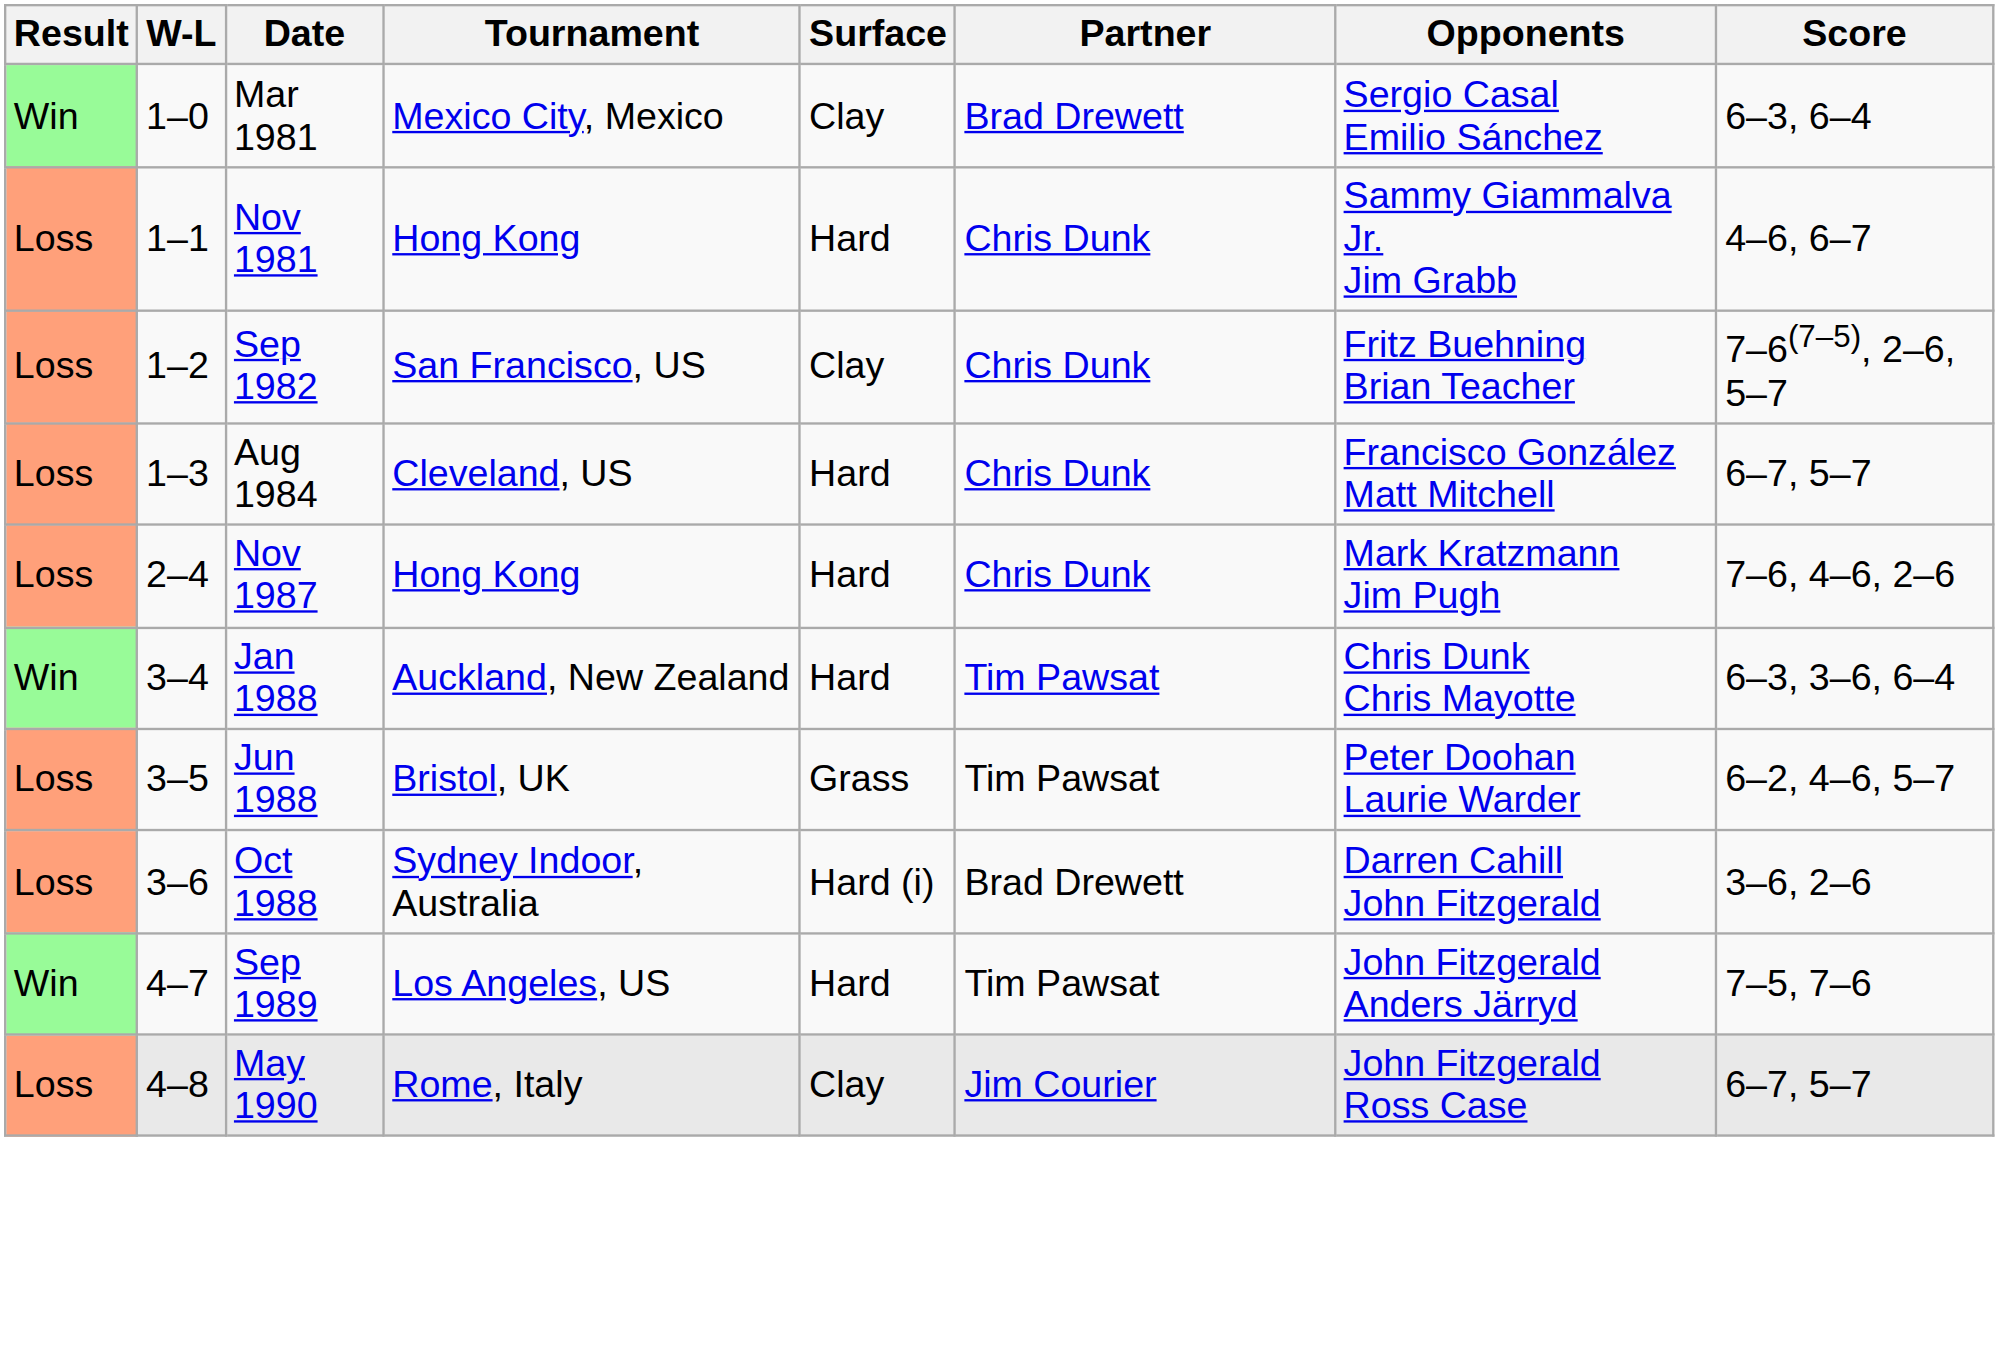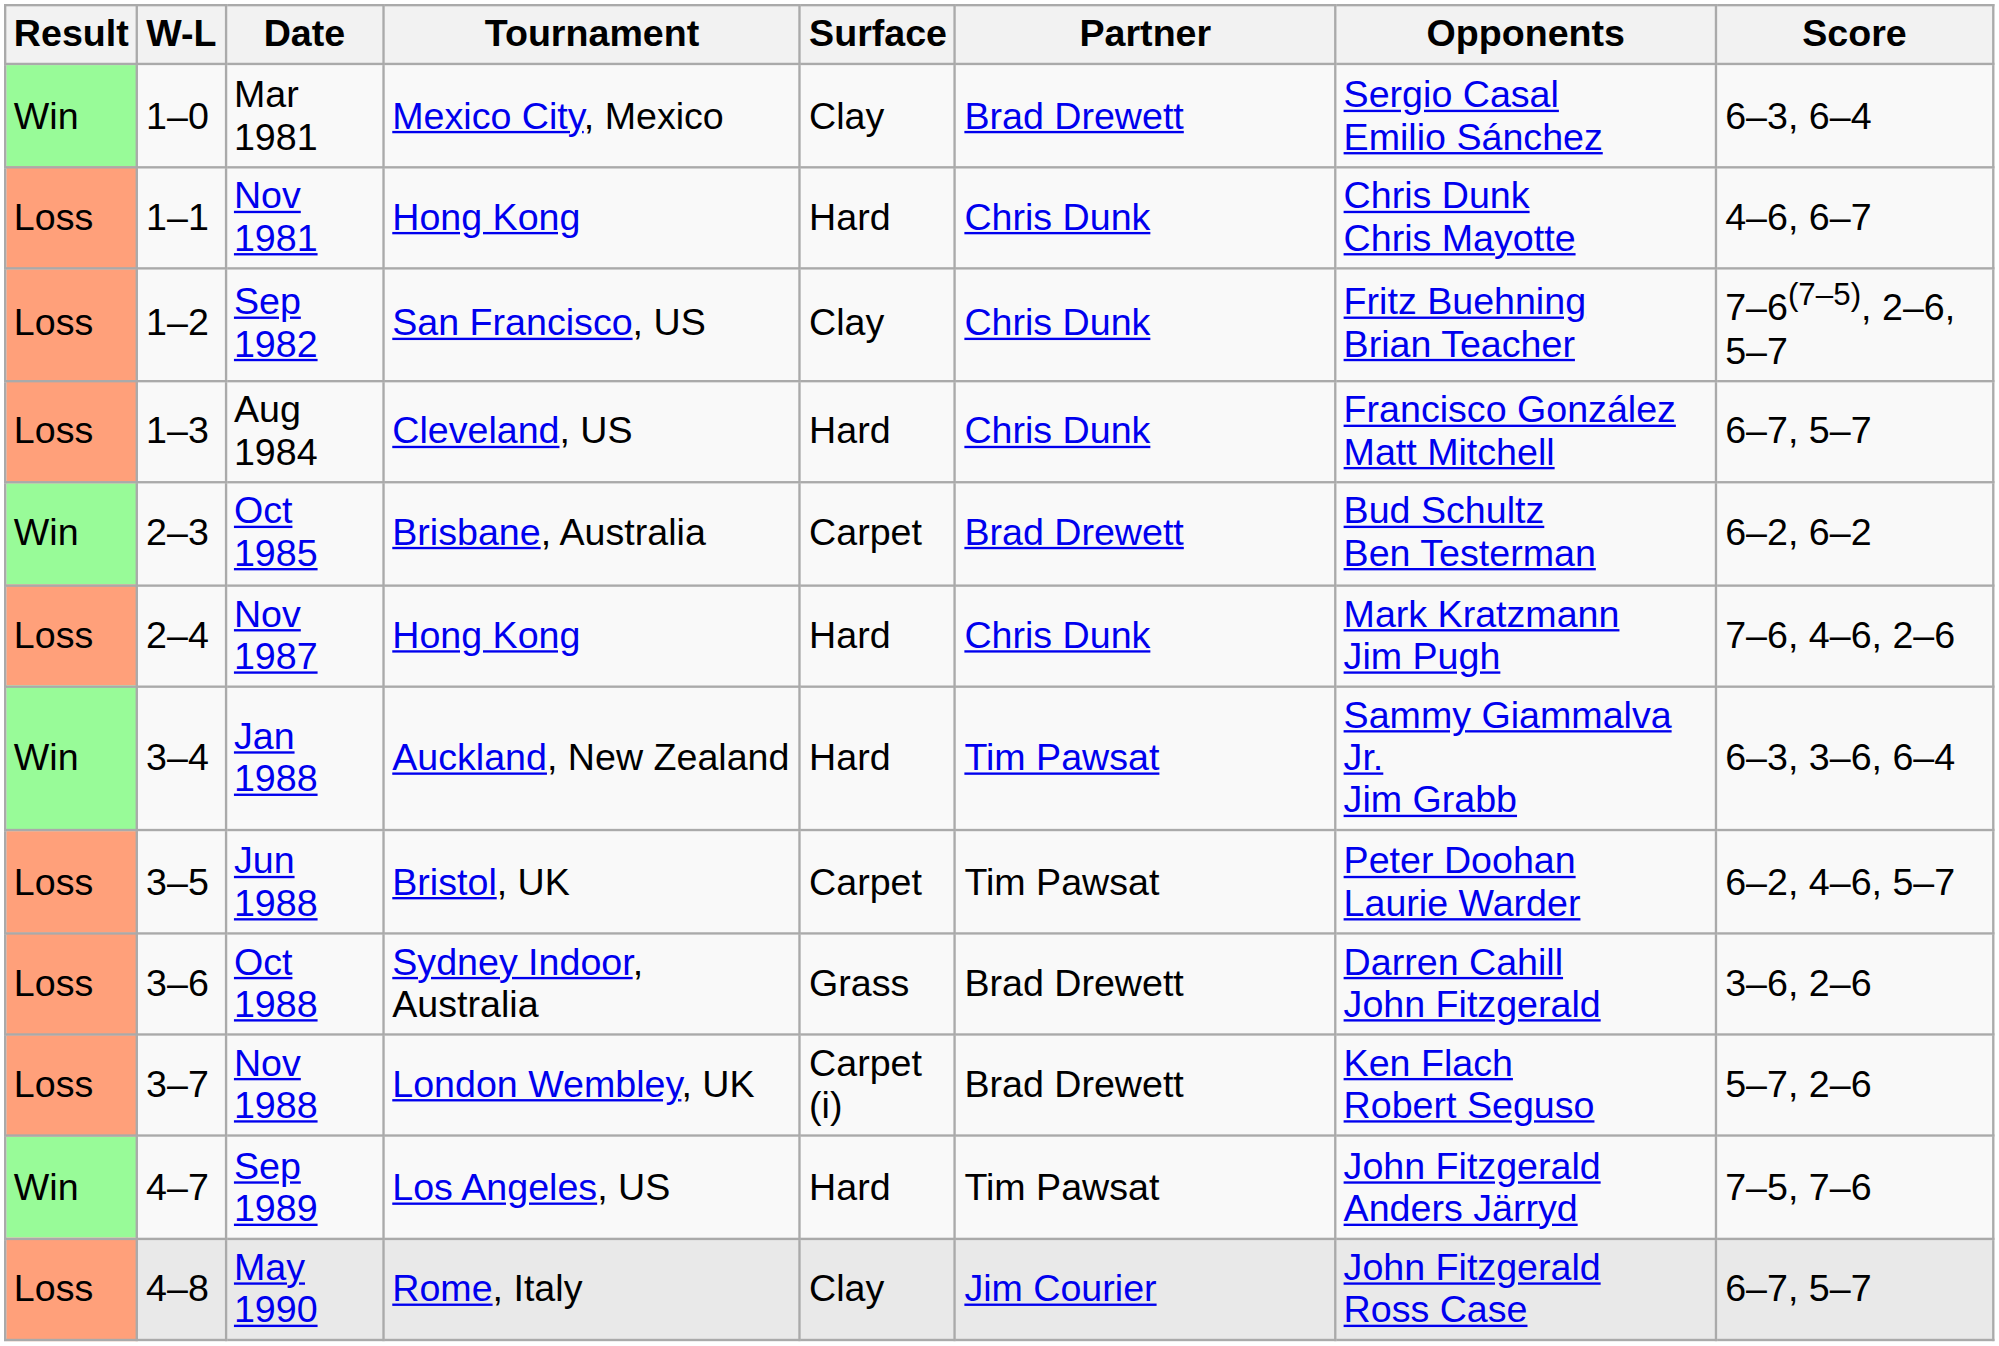(1508, 238) Sammy Giammalva Jr. Jim Grabb -> (1460, 217) Chris Dunk Chris Mayotte
+ row: (276, 532)
(1460, 677) Chris Dunk Chris Mayotte -> (1508, 758) Sammy Giammalva Jr. Jim Grabb
(859, 779) Grass -> (866, 881) Carpet
(872, 881) Hard (i) -> (859, 983) Grass
+ row: (276, 1084)
